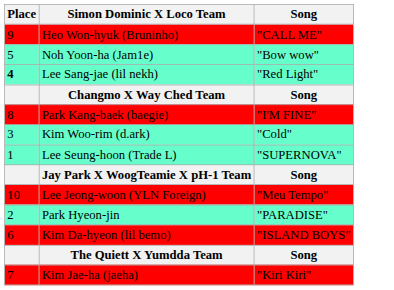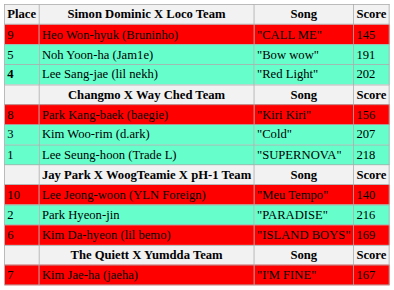+ column: (371, 14)
(287, 114) "I'M FINE" -> (284, 114) "Kiri Kiri"
(284, 275) "Kiri Kiri" -> (287, 275) "I'M FINE"
